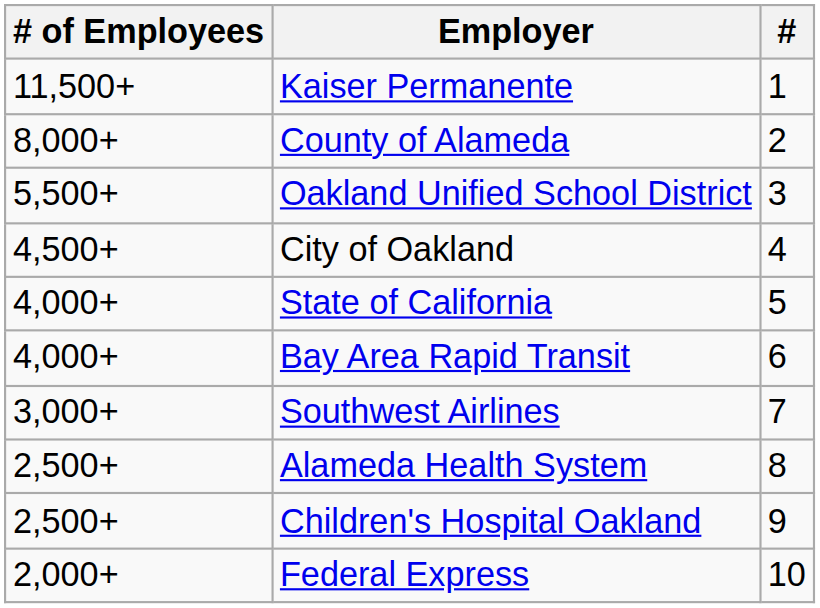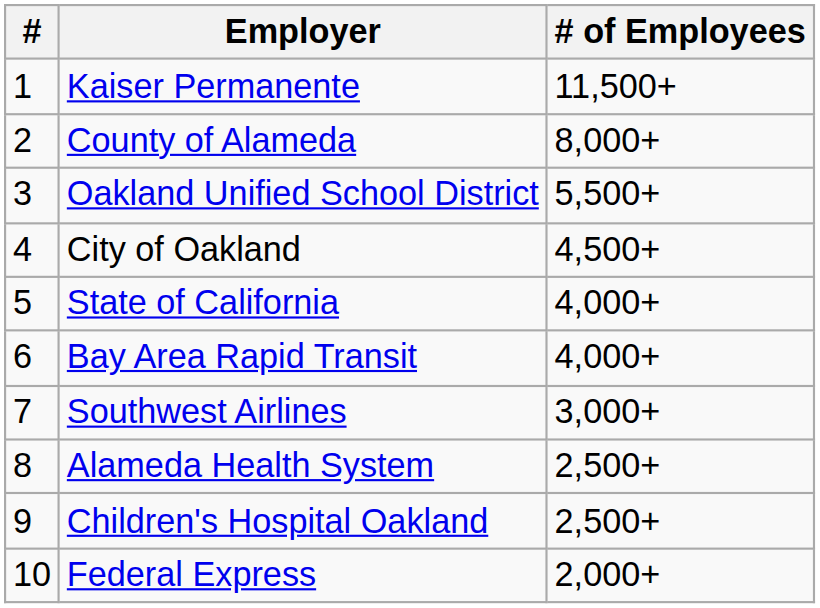columns swapped: (787, 31) <-> (139, 31)
